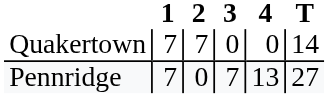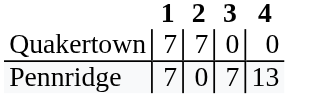- column: (305, 13)
